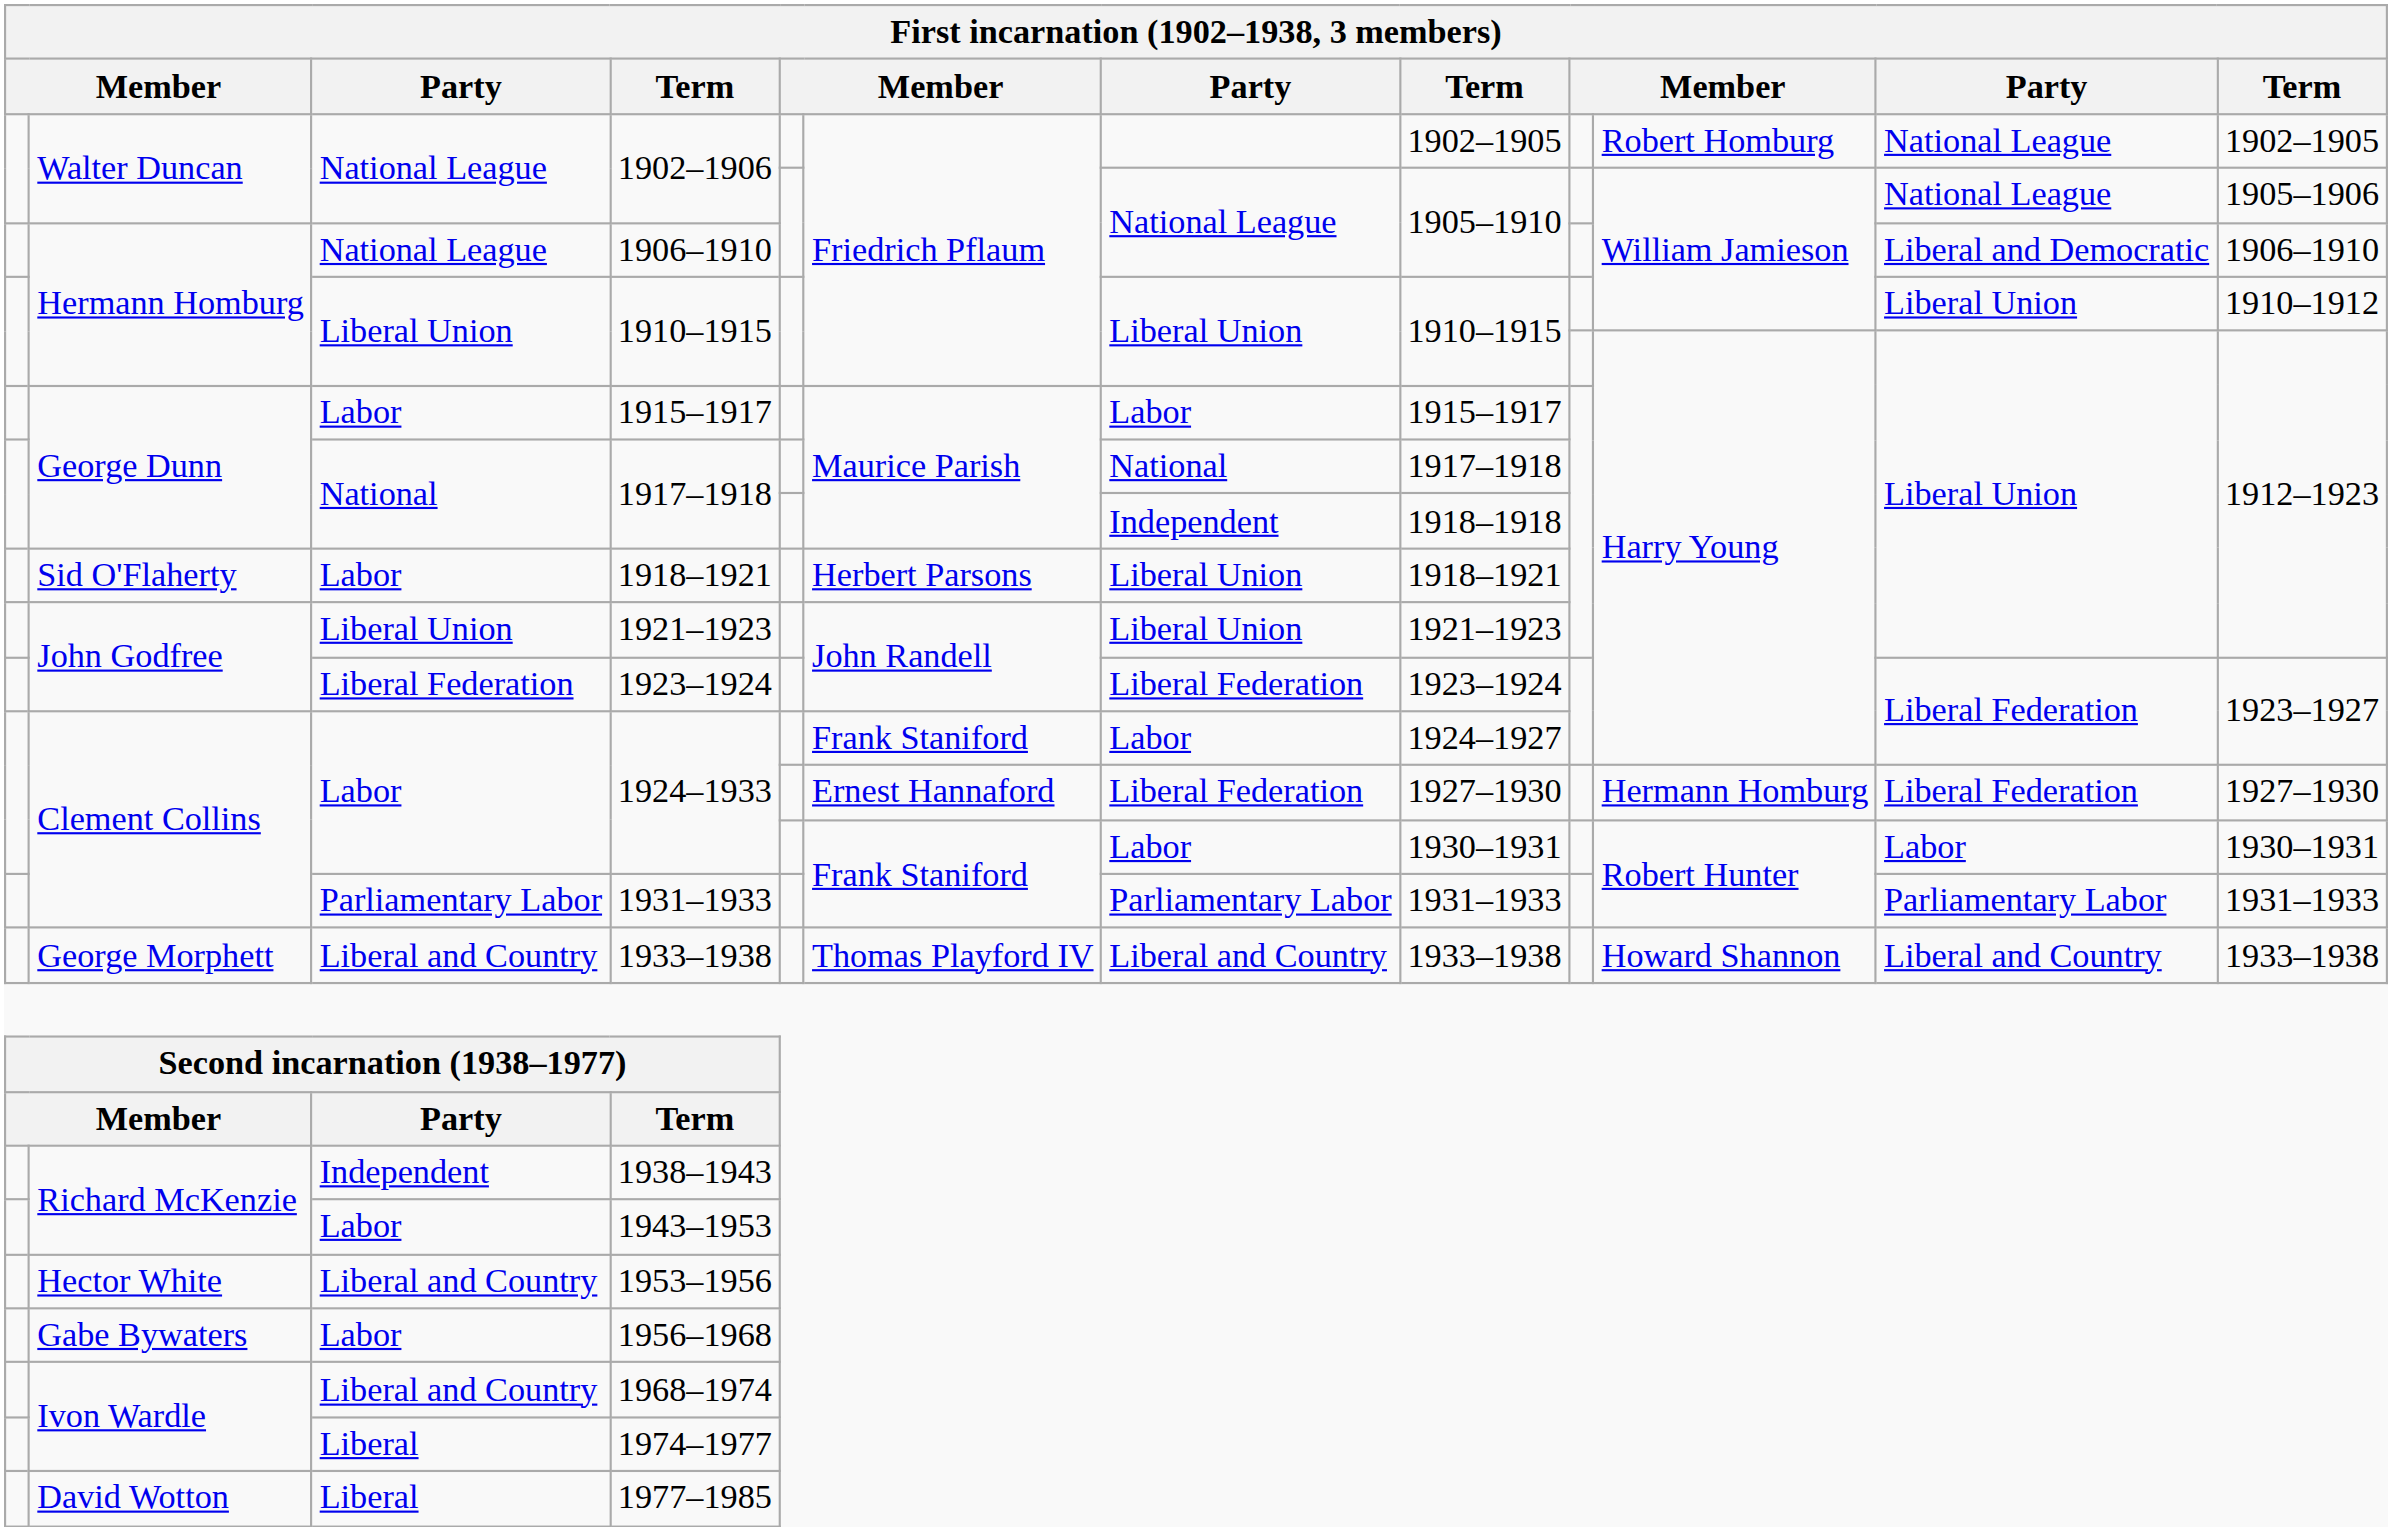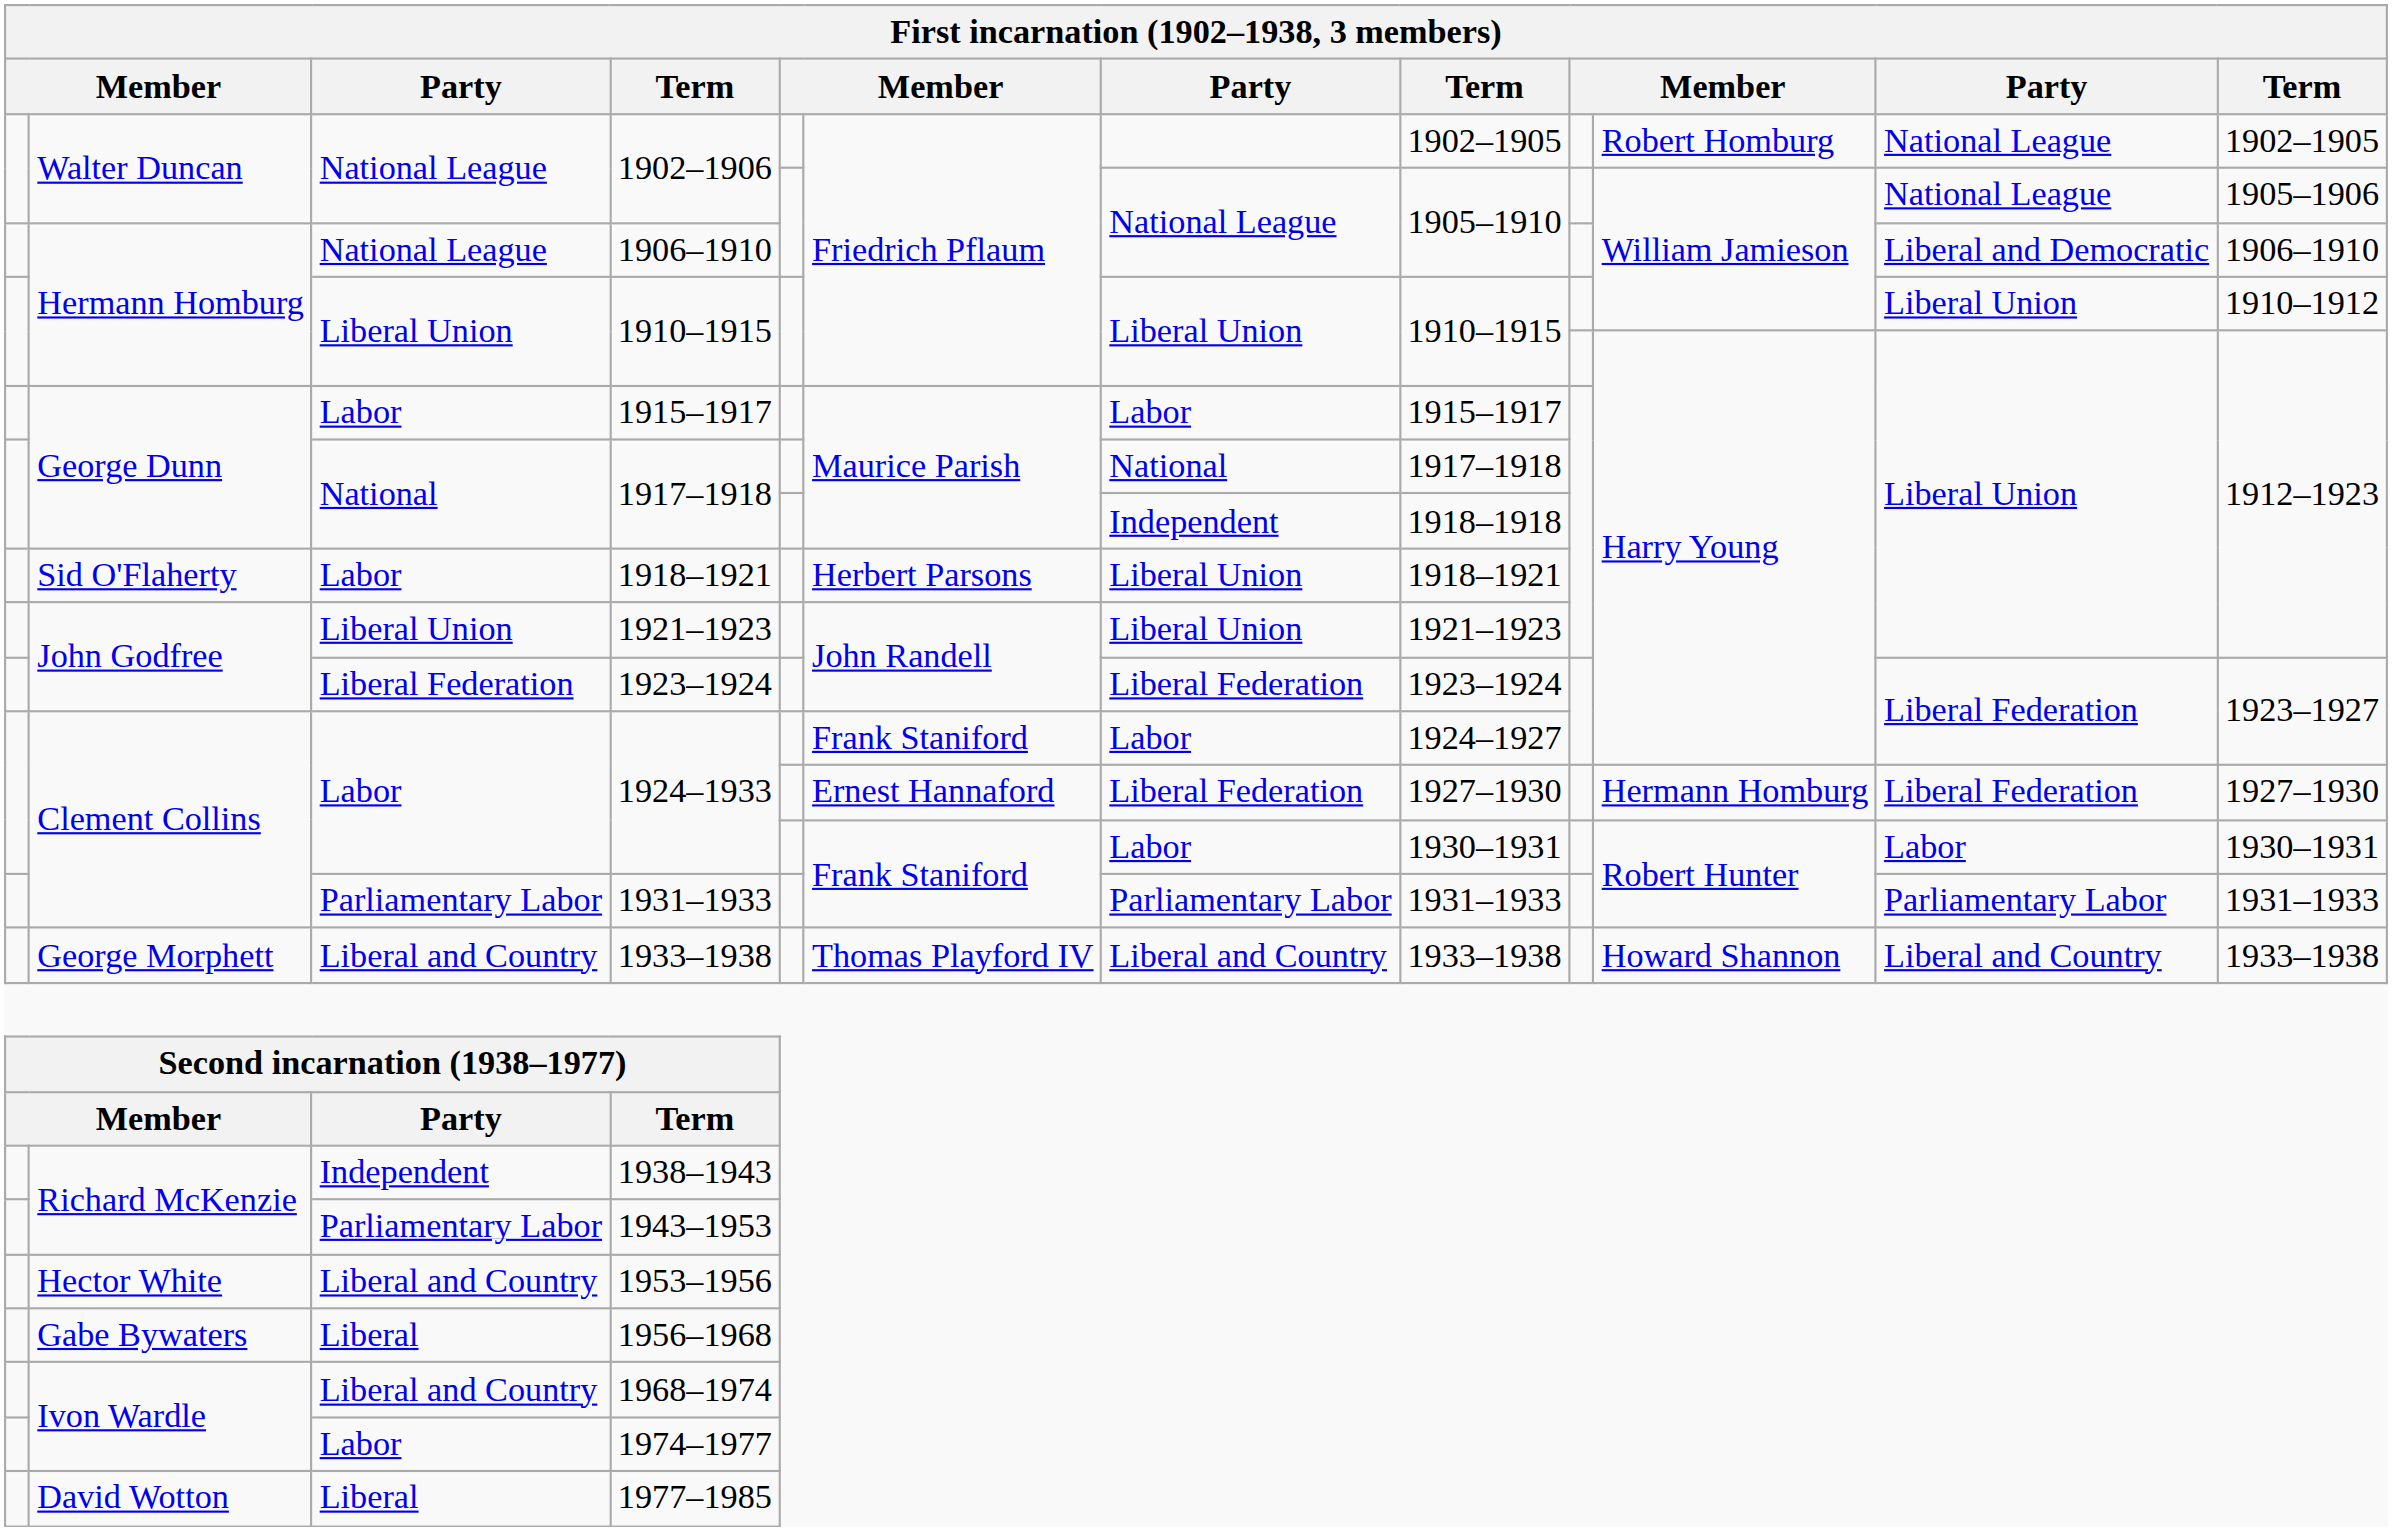(361, 1226) Labor -> (461, 1226) Parliamentary Labor
(361, 1334) Labor -> (369, 1334) Liberal
(369, 1443) Liberal -> (361, 1443) Labor
